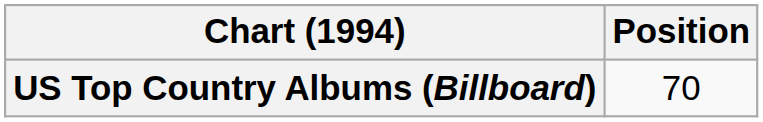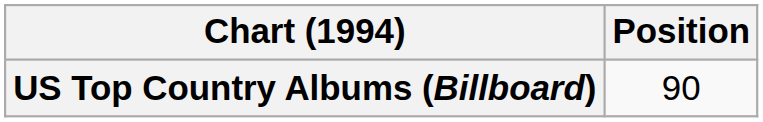(681, 87) 70 -> (681, 87) 90
